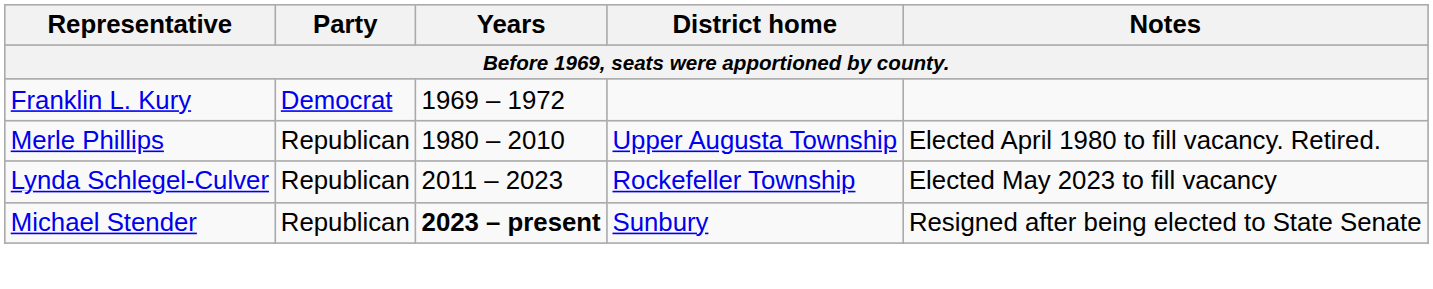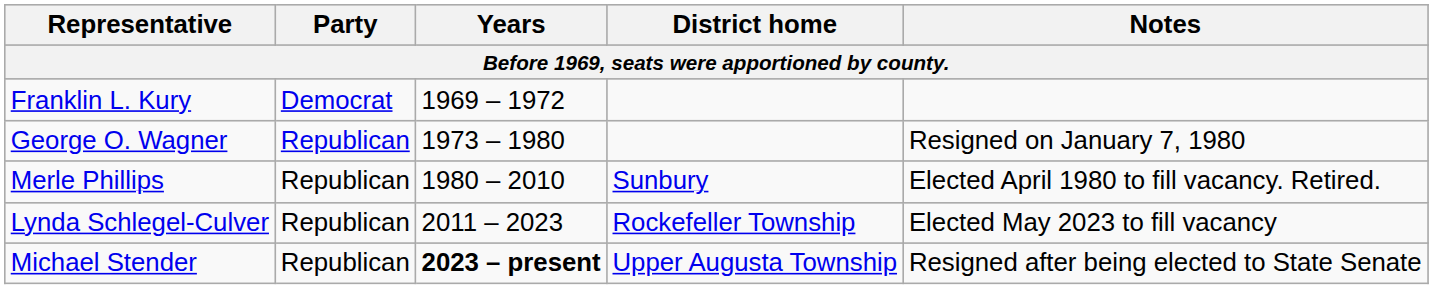+ row: (119, 140)
(755, 140) Upper Augusta Township -> (660, 181) Sunbury
(660, 222) Sunbury -> (755, 263) Upper Augusta Township
